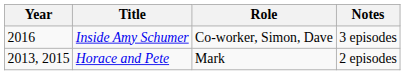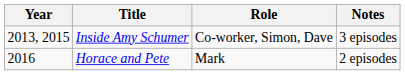(21, 37) 2016 -> (39, 37) 2013, 2015
(39, 59) 2013, 2015 -> (21, 59) 2016
